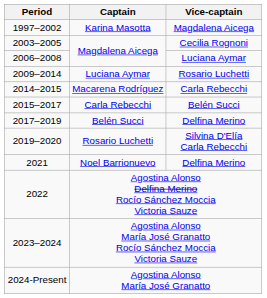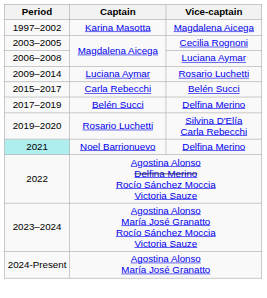- row: (118, 89)
(37, 162) no background -> (37, 147) paleturquoise background
